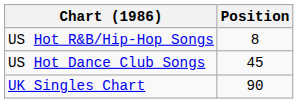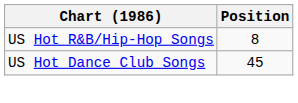- row: (77, 86)
